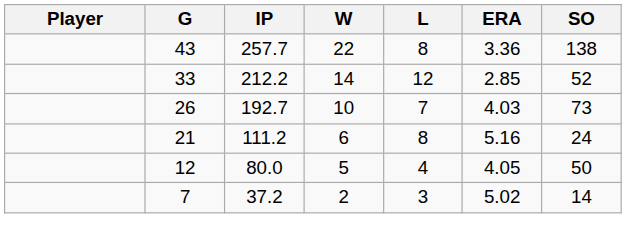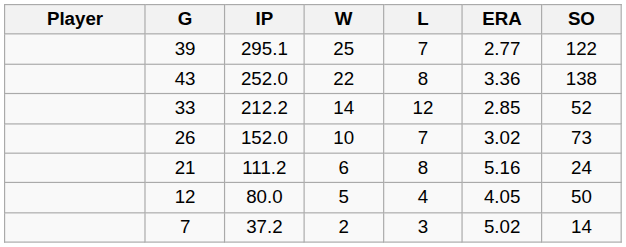+ row: (185, 49)
(264, 49) 257.7 -> (264, 78) 252.0
(264, 108) 192.7 -> (264, 138) 152.0
(502, 108) 4.03 -> (502, 138) 3.02
